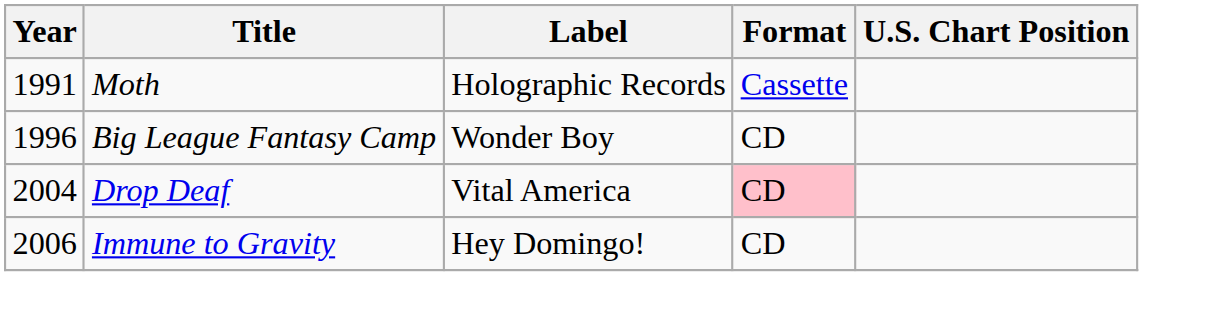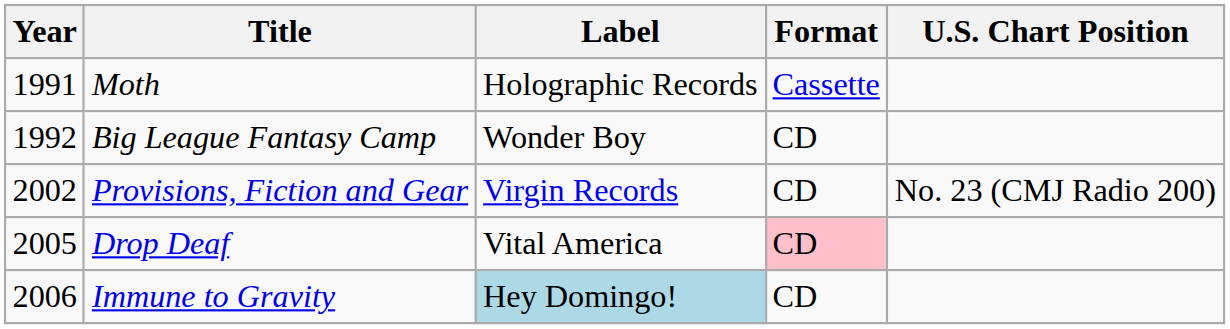(45, 137) 1996 -> (45, 137) 1992
+ row: (280, 190)
(45, 190) 2004 -> (45, 243) 2005
(548, 243) no background -> (580, 296) lightblue background
